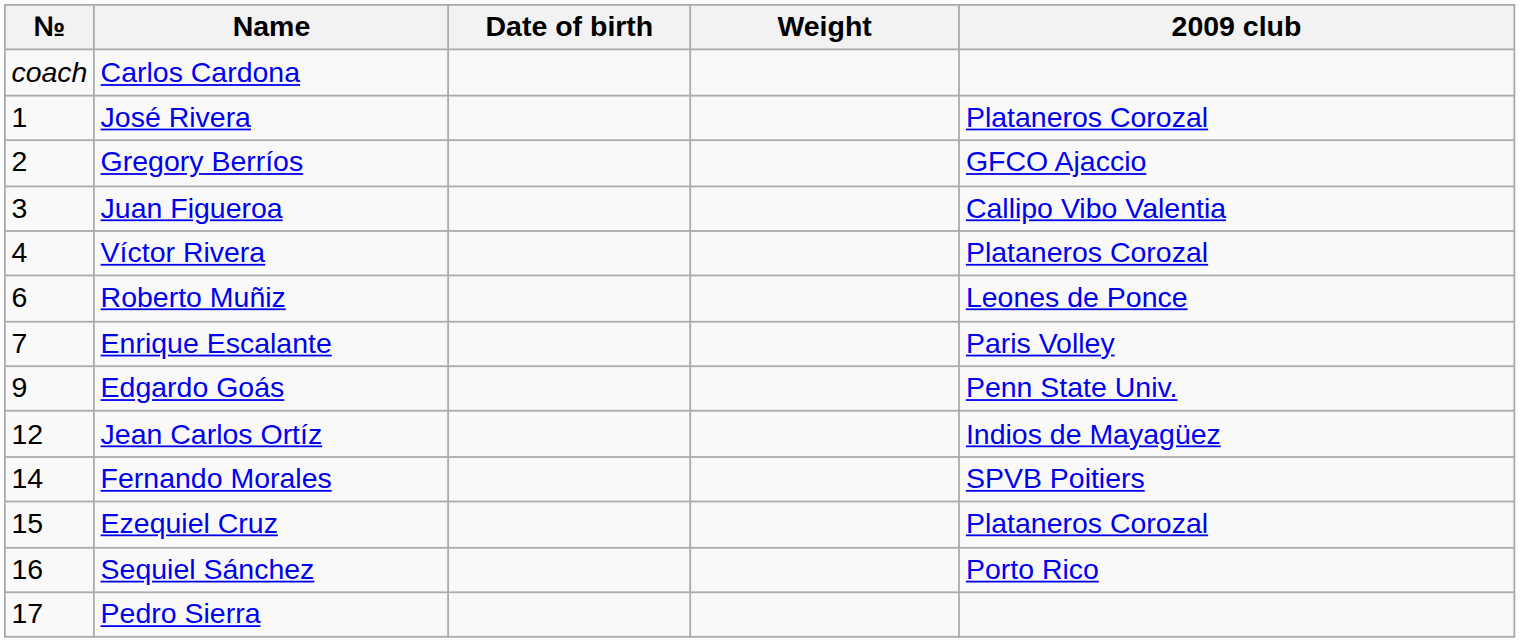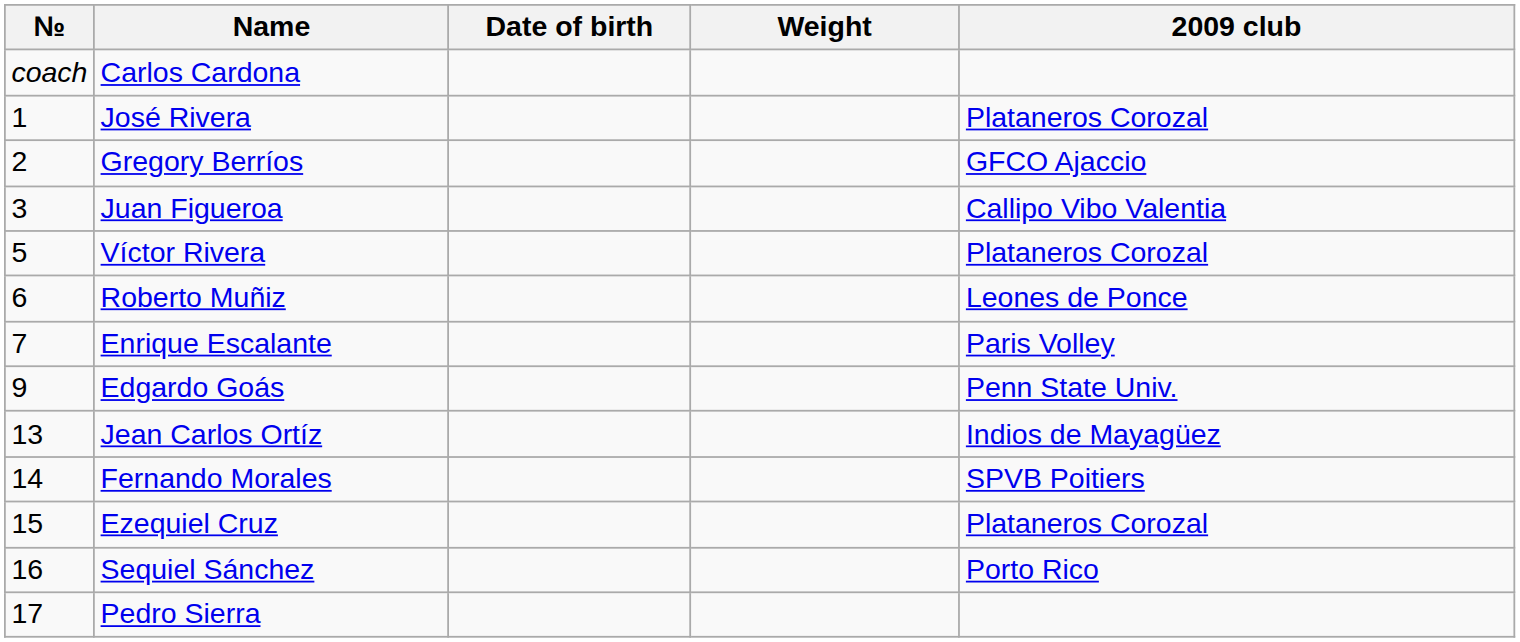(19, 252) 4 -> (19, 252) 5
(27, 433) 12 -> (27, 433) 13
